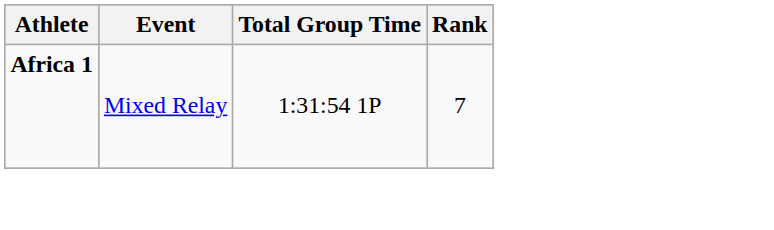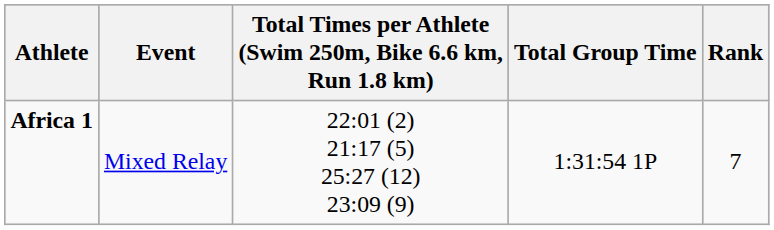+ column: (371, 52)
